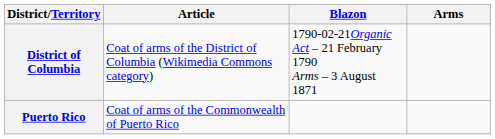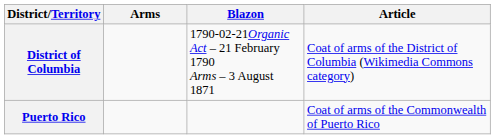columns swapped: (448, 14) <-> (196, 14)
